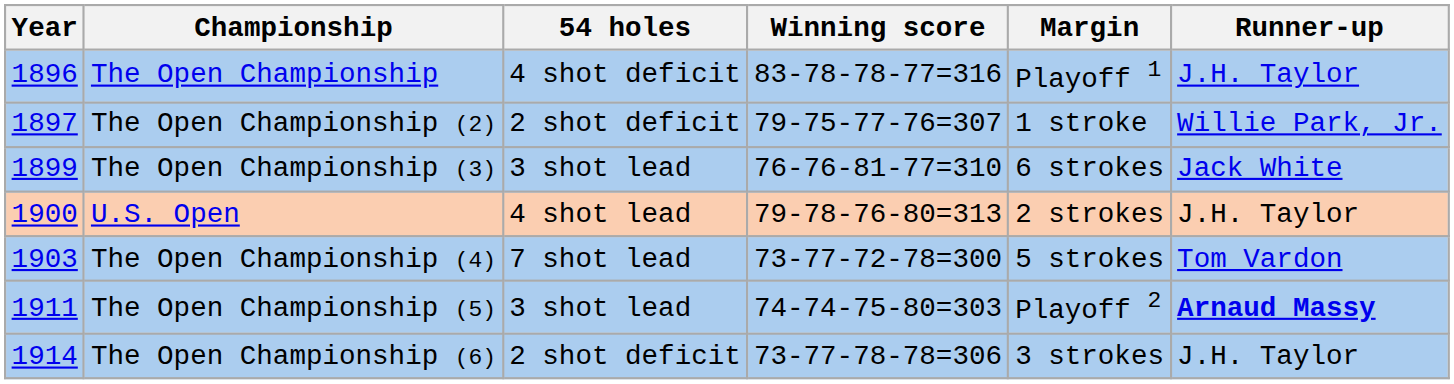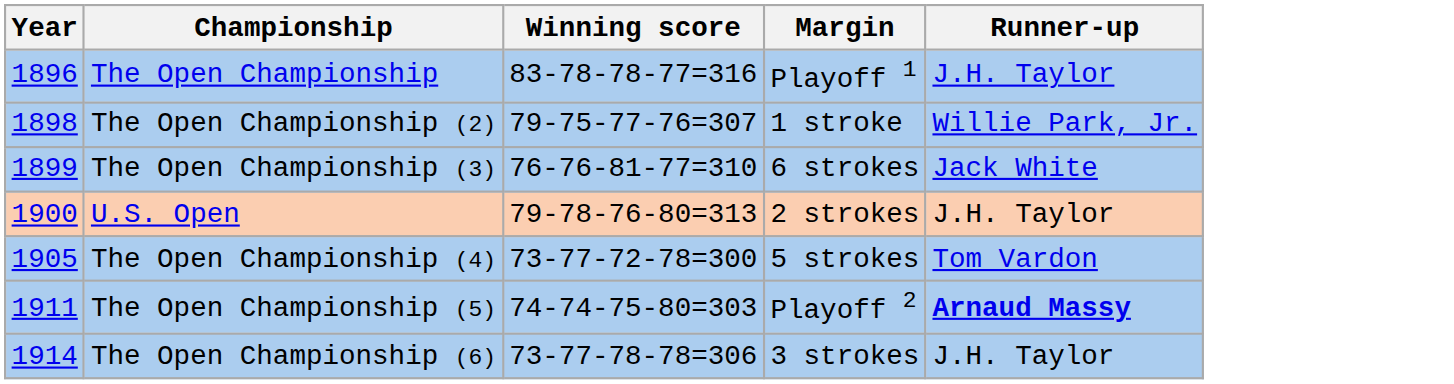- column: (625, 28)
(45, 124) 1897 -> (45, 124) 1898
(45, 259) 1903 -> (45, 259) 1905
